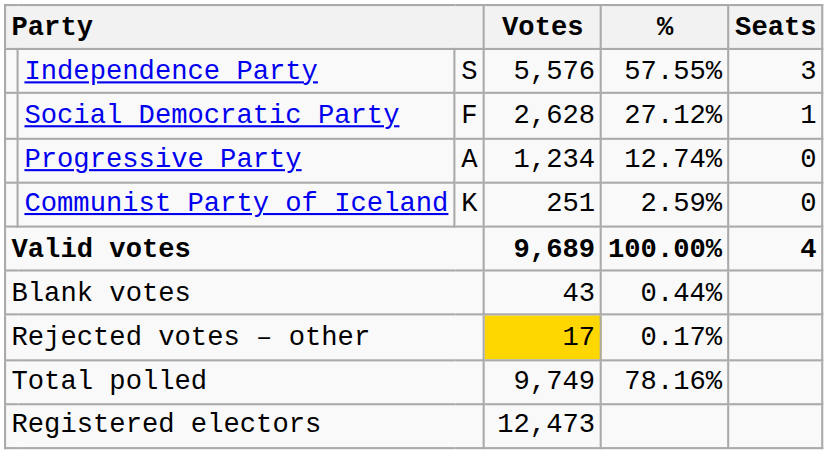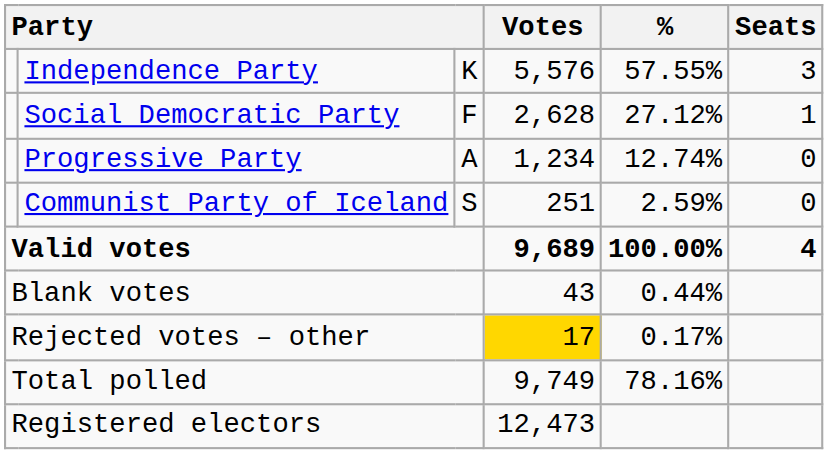(469, 71) S -> (469, 71) K
(469, 204) K -> (469, 204) S
